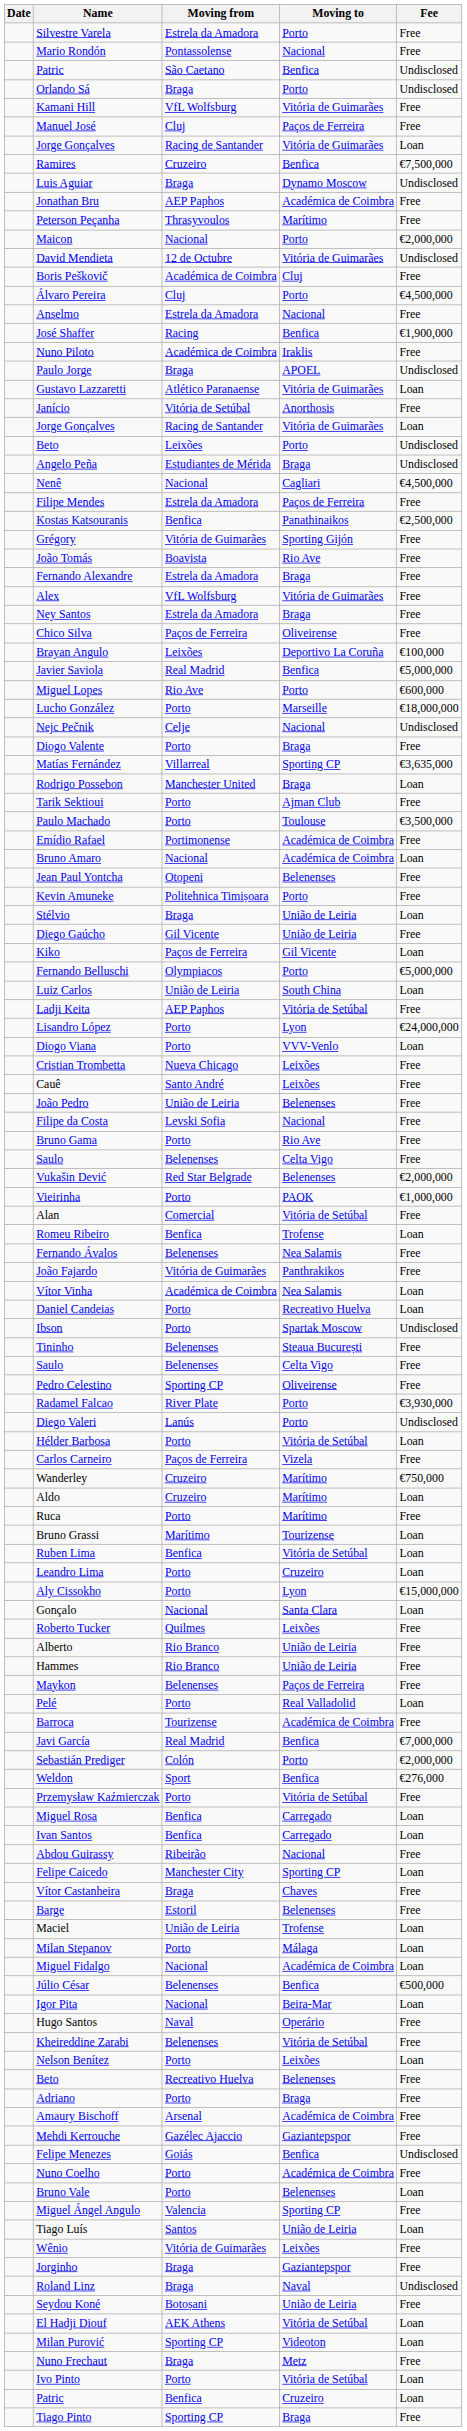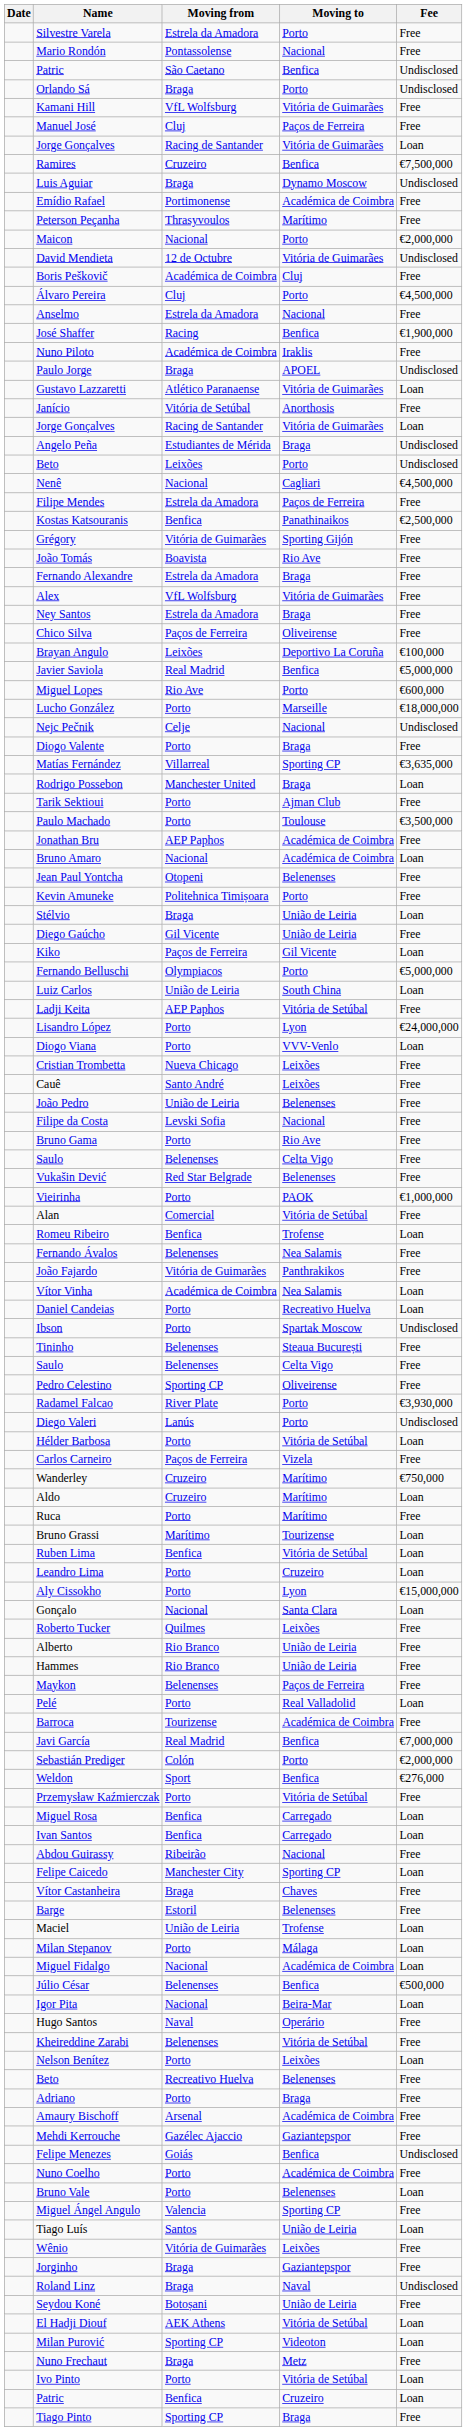rows swapped: (68, 201) <-> (71, 840)
rows swapped: (47, 445) <-> (67, 464)
(426, 1178) €2,000,000 -> (410, 1178) Free
